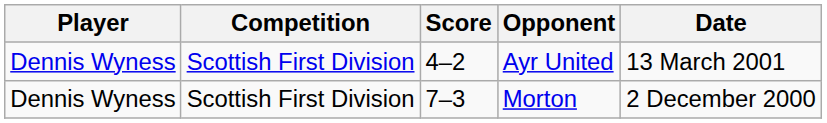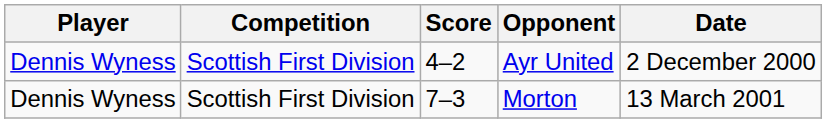(706, 61) 13 March 2001 -> (721, 61) 2 December 2000
(721, 99) 2 December 2000 -> (706, 99) 13 March 2001
